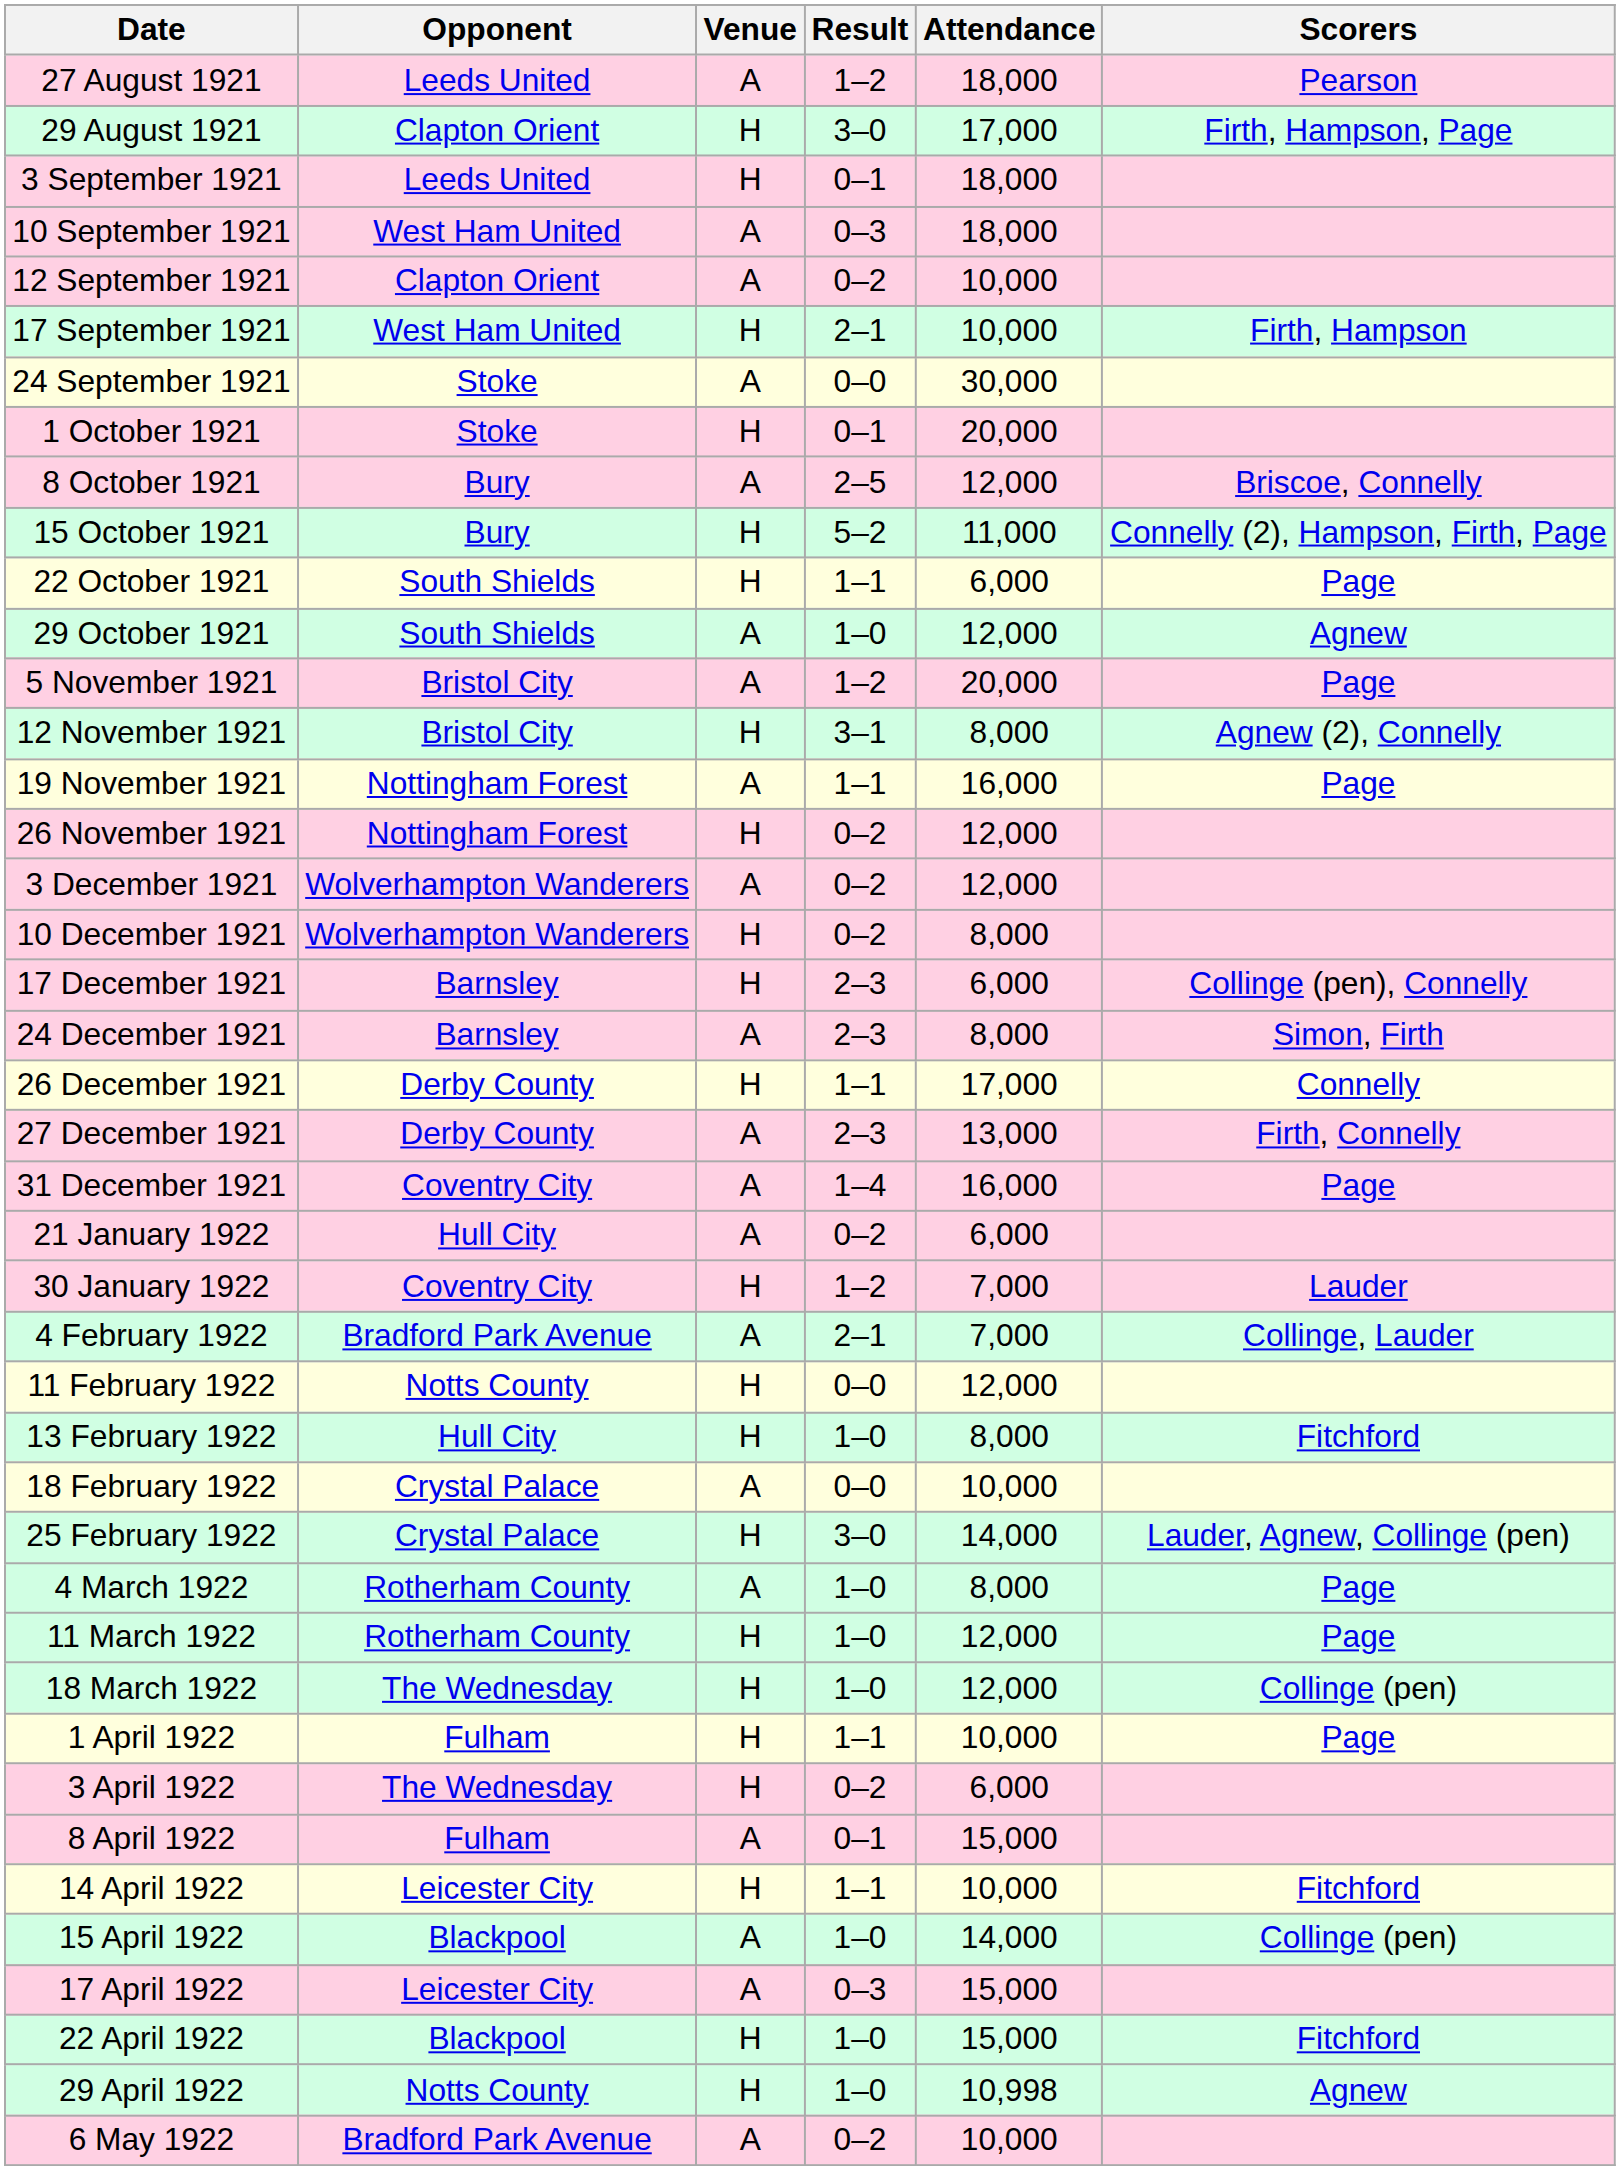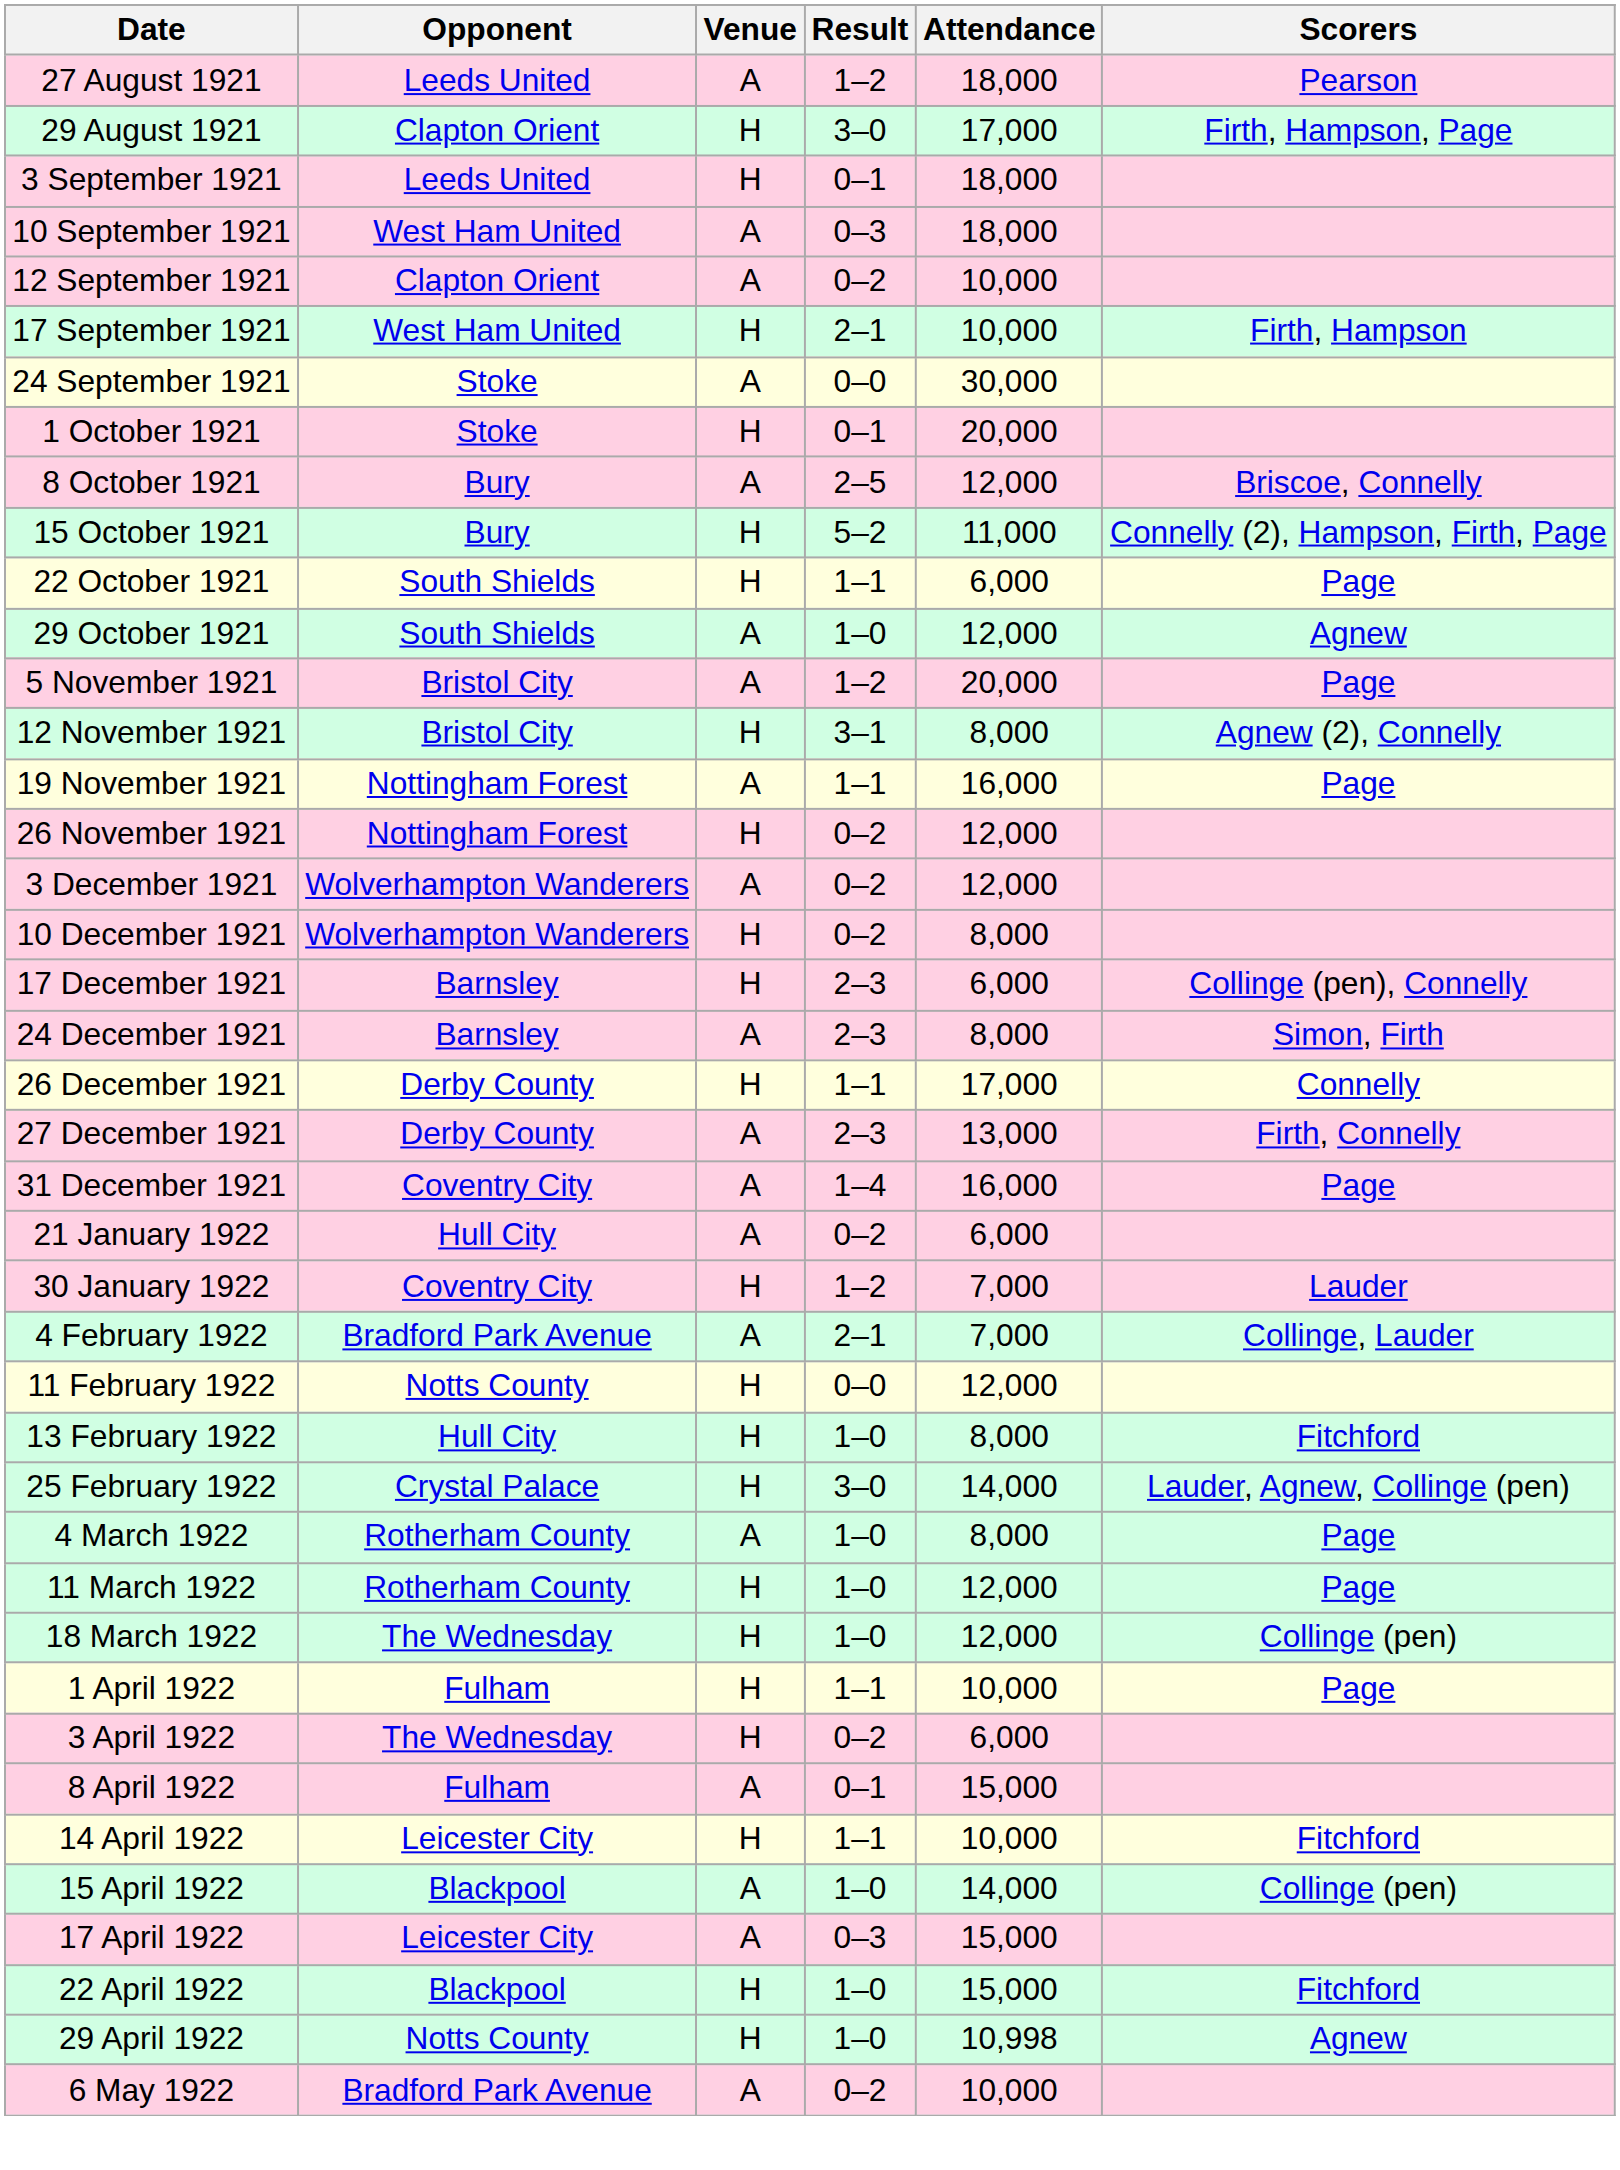- row: (151, 1486)
